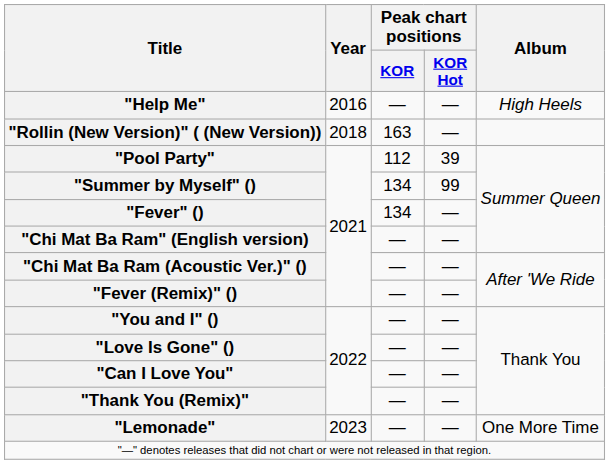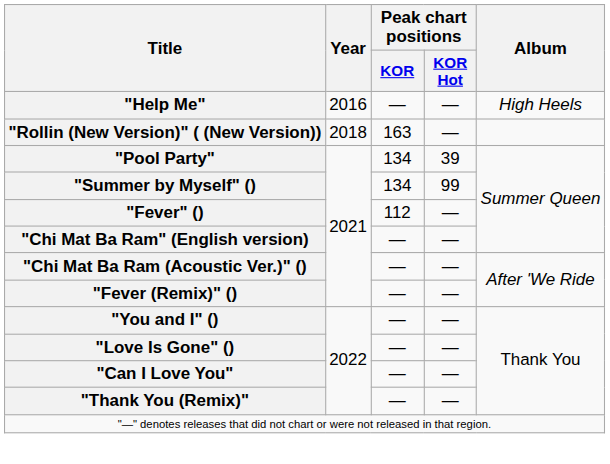(397, 158) 112 -> (397, 158) 134
(397, 212) 134 -> (397, 212) 112
- row: (165, 427)
